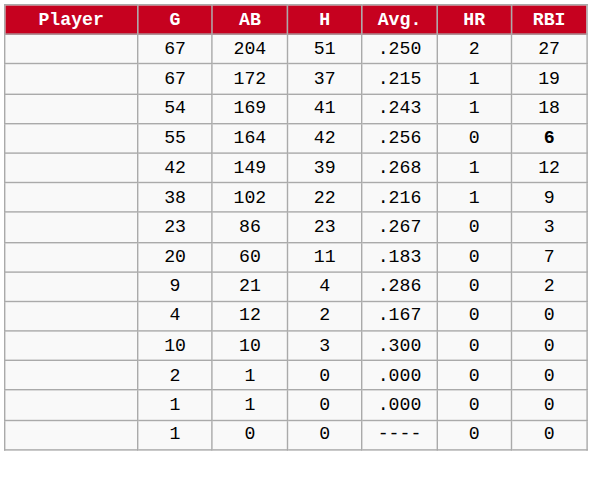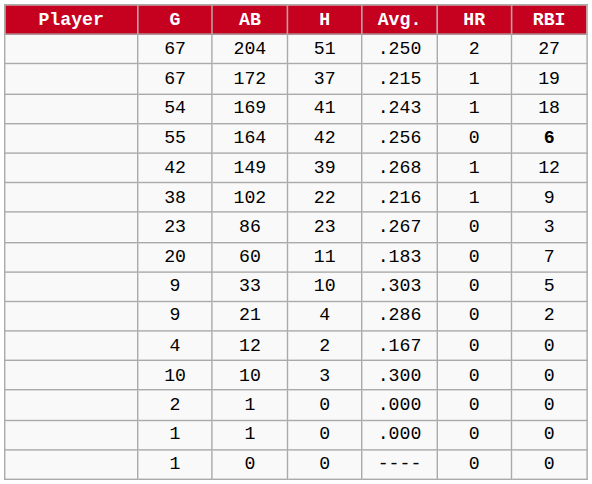+ row: (175, 286)
